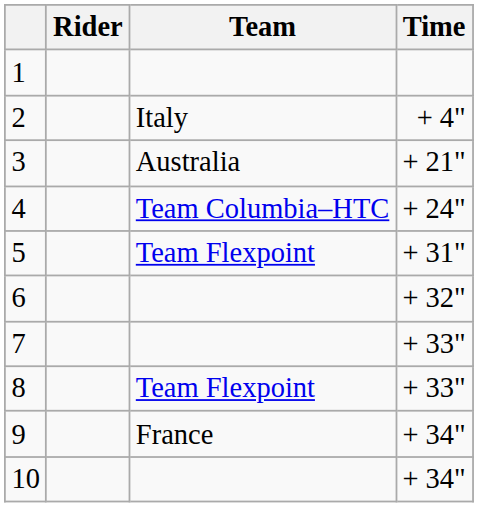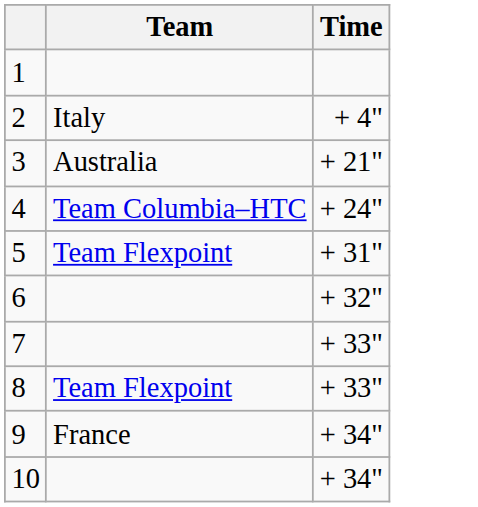- column: (88, 27)
